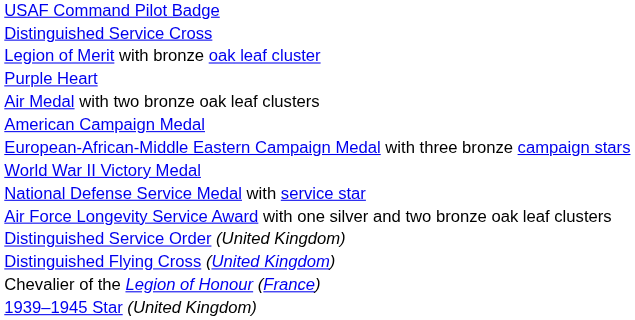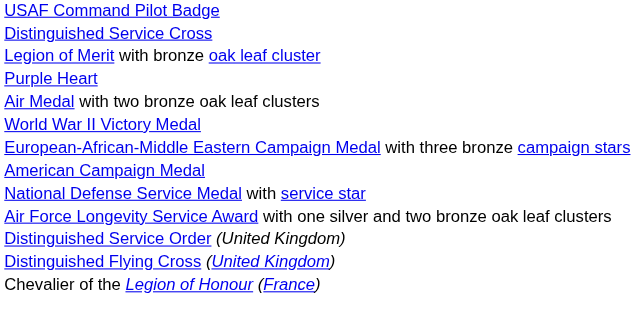rows swapped: (105, 124) <-> (103, 170)
- row: (131, 307)
